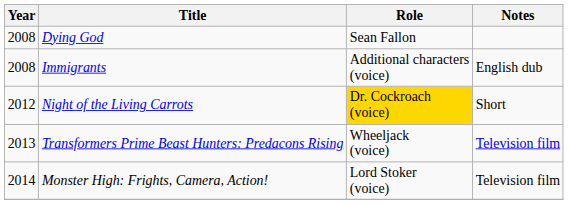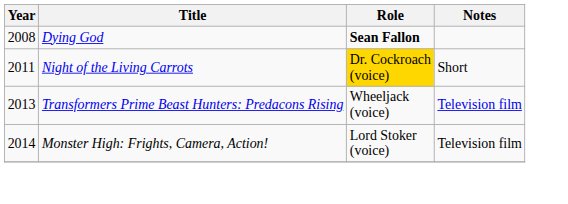(383, 37) normal -> (385, 37) bold
- row: (74, 67)
(22, 105) 2012 -> (21, 67) 2011
